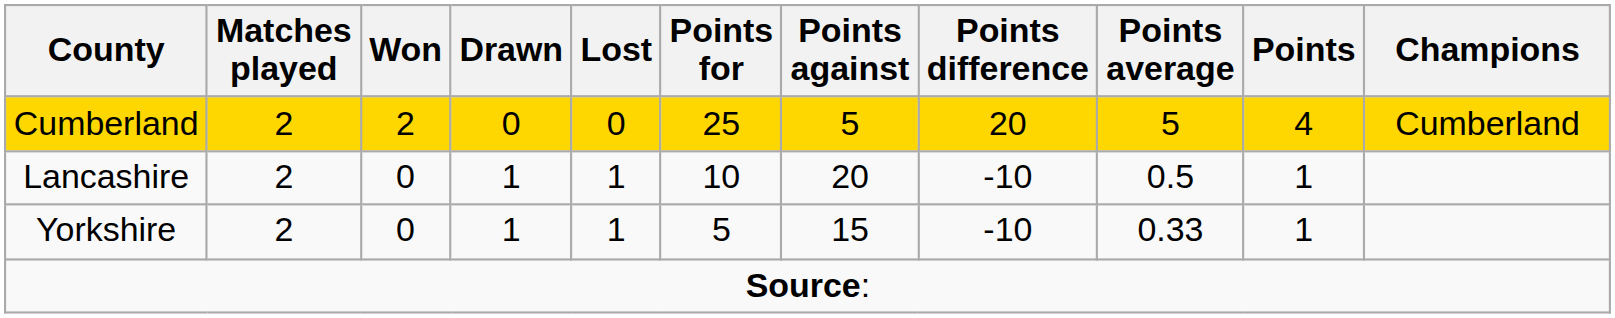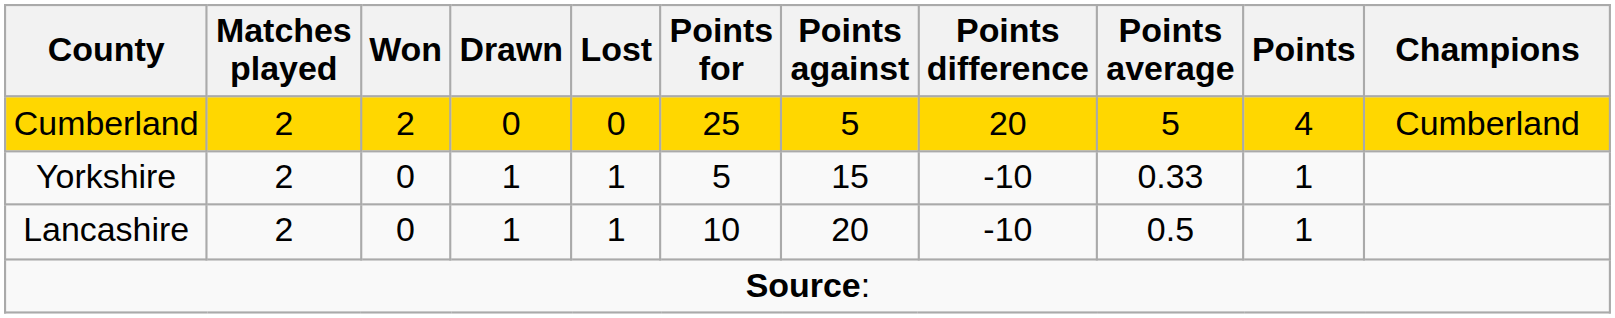rows swapped: (106, 177) <-> (106, 230)
